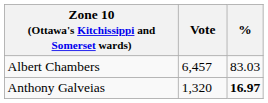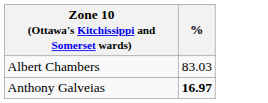- column: (203, 30)
